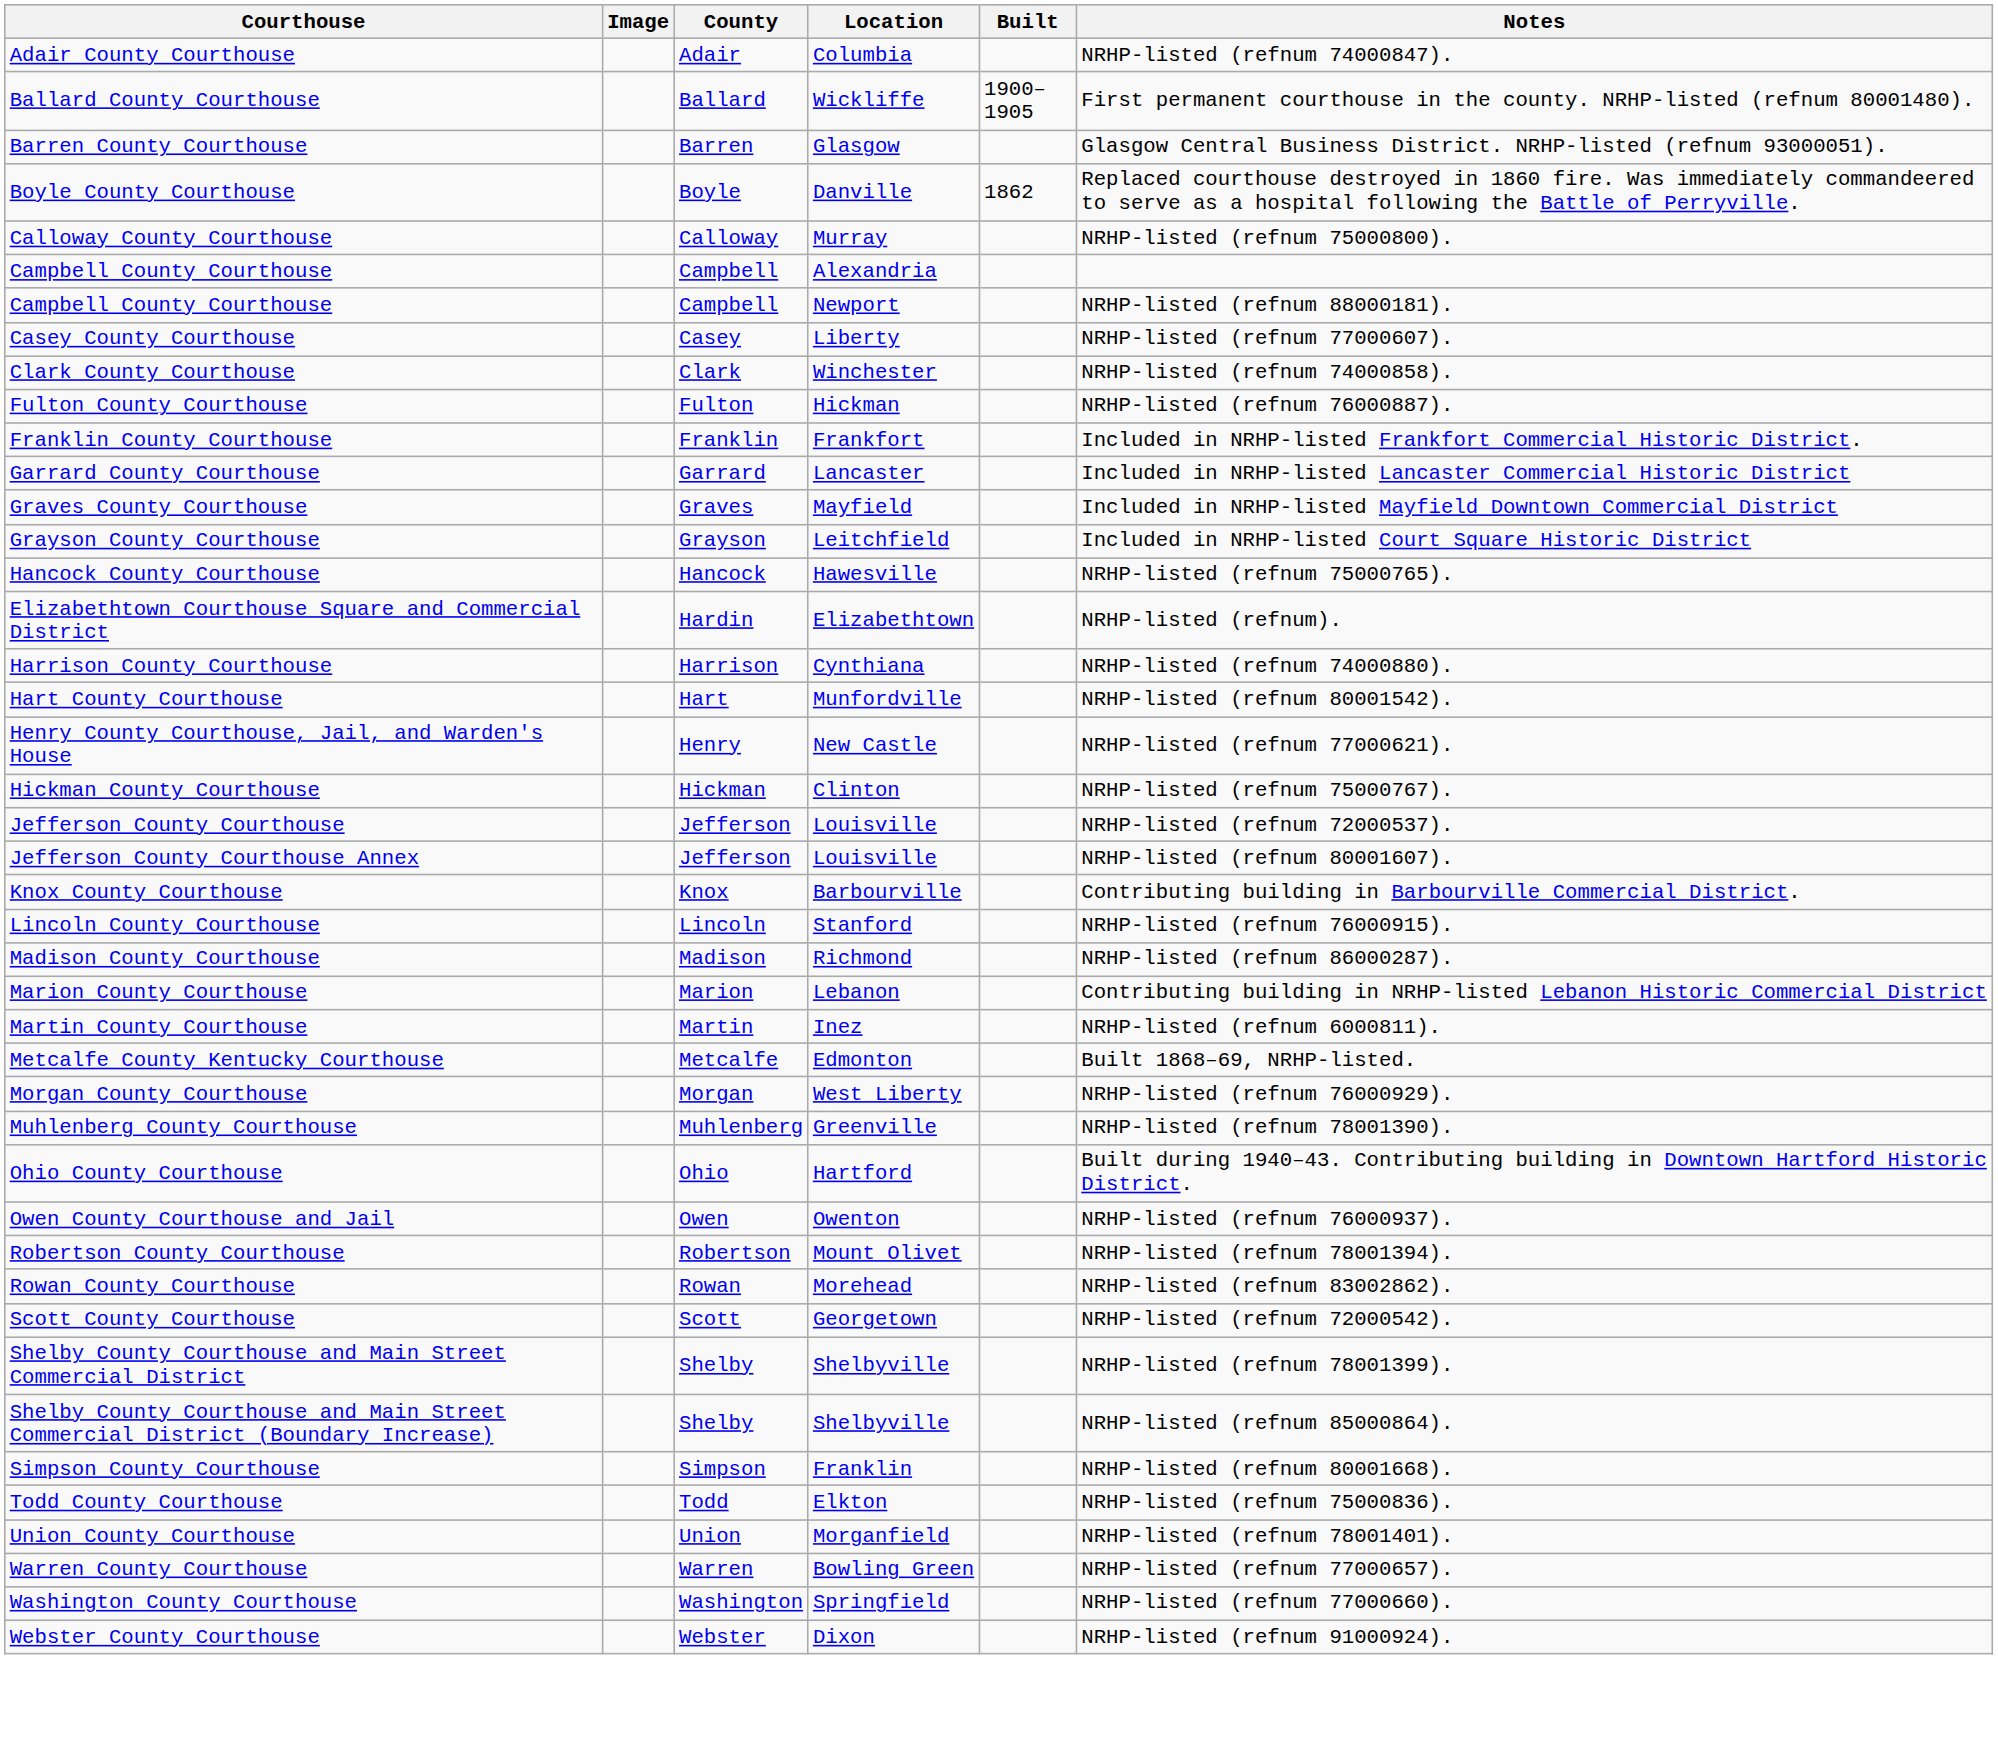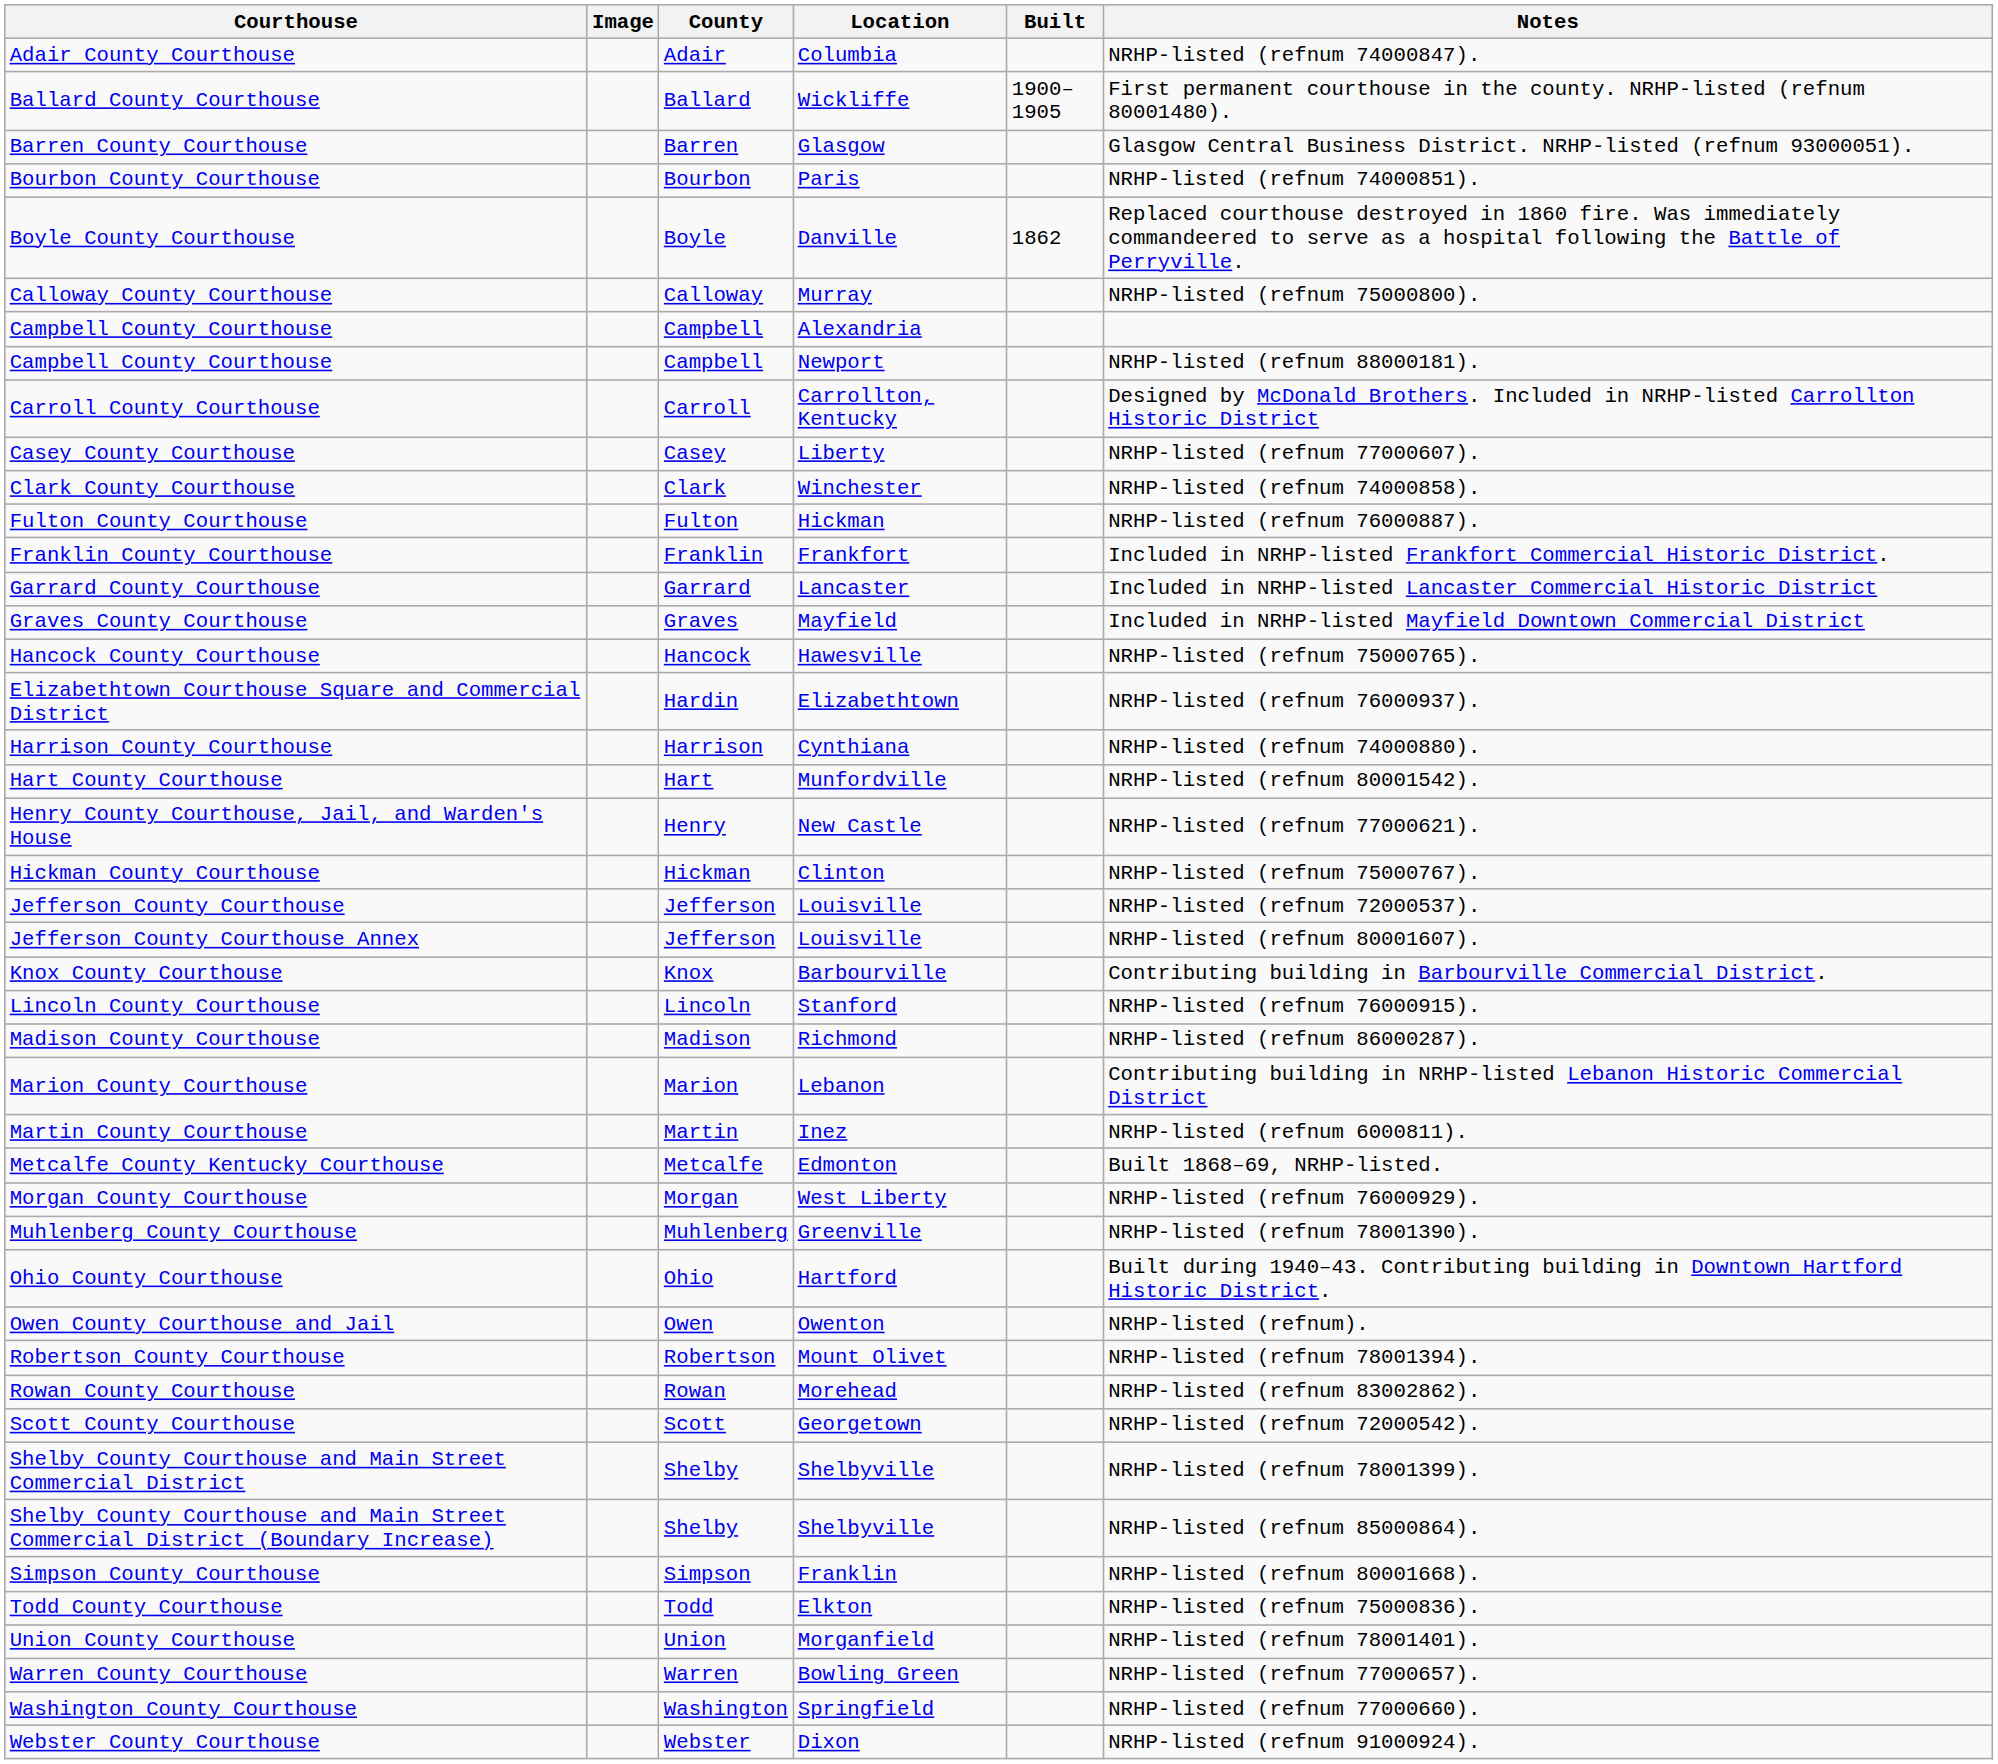+ row: (165, 180)
+ row: (165, 408)
- row: (165, 541)
(1212, 620) NRHP-listed (refnum). -> (1294, 702) NRHP-listed (refnum 76000937).
(1267, 1219) NRHP-listed (refnum 76000937). -> (1238, 1324) NRHP-listed (refnum).
